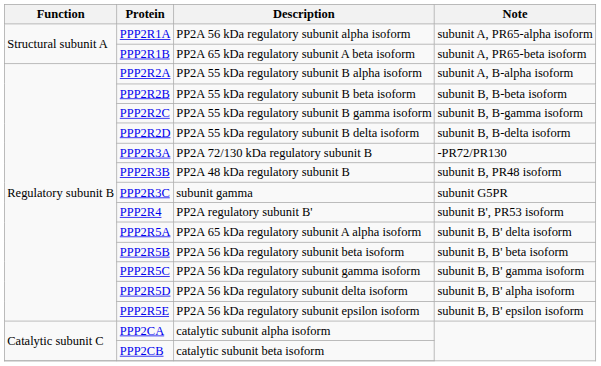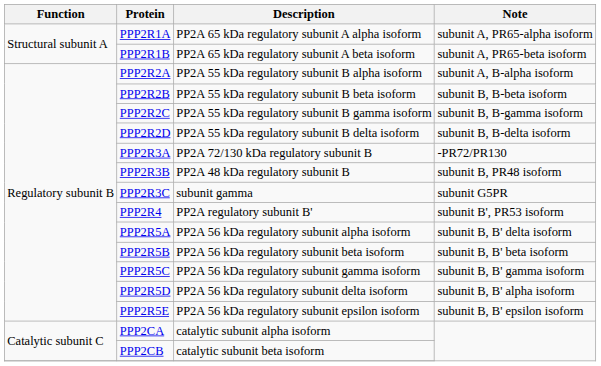(293, 34) PP2A 56 kDa regulatory subunit alpha isoform -> (299, 34) PP2A 65 kDa regulatory subunit A alpha isoform
(299, 232) PP2A 65 kDa regulatory subunit A alpha isoform -> (293, 232) PP2A 56 kDa regulatory subunit alpha isoform
